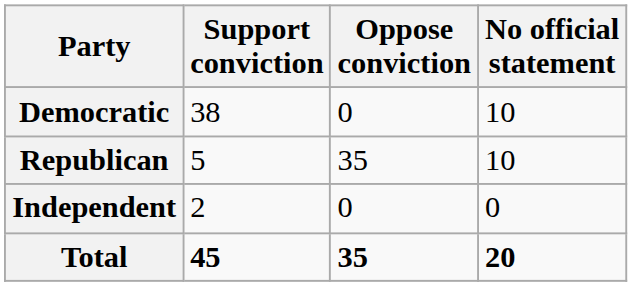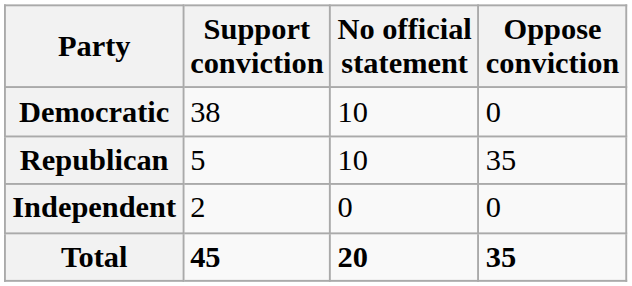columns swapped: (404, 46) <-> (552, 46)
